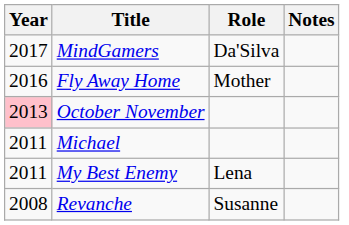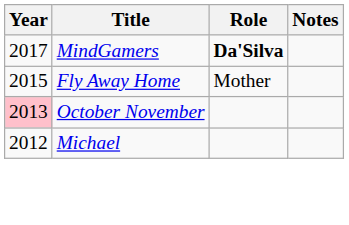(246, 50) normal -> (248, 50) bold
(28, 81) 2016 -> (28, 81) 2015
(28, 142) 2011 -> (28, 142) 2012
- row: (117, 173)
- row: (94, 204)
